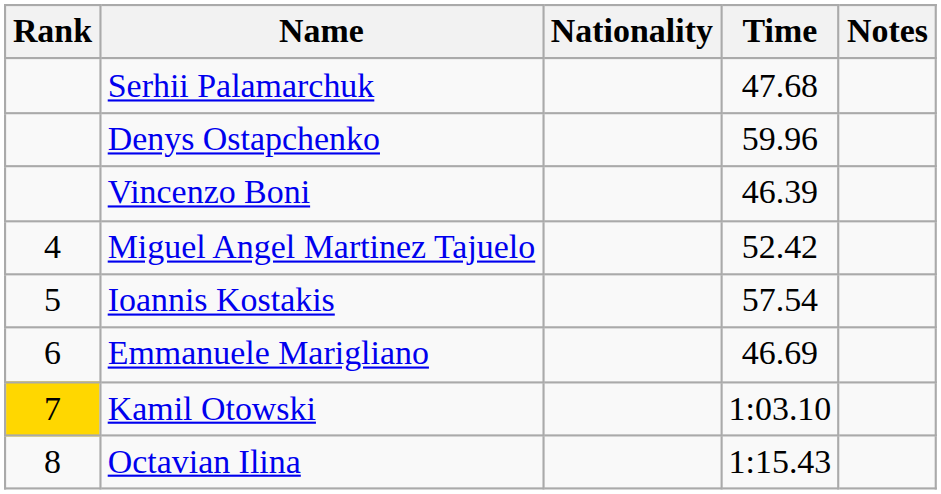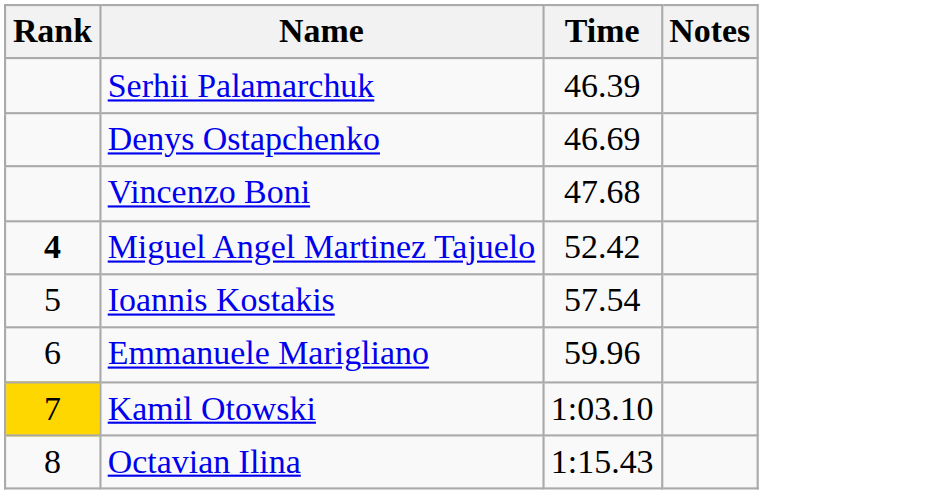- column: (632, 31)
(780, 85) 47.68 -> (602, 85) 46.39
(780, 138) 59.96 -> (602, 138) 46.69
(780, 192) 46.39 -> (602, 192) 47.68
(52, 246) normal -> (52, 246) bold
(780, 354) 46.69 -> (602, 354) 59.96
